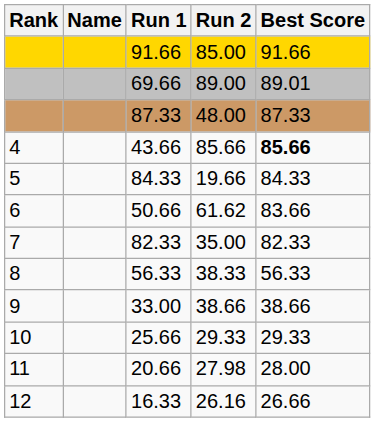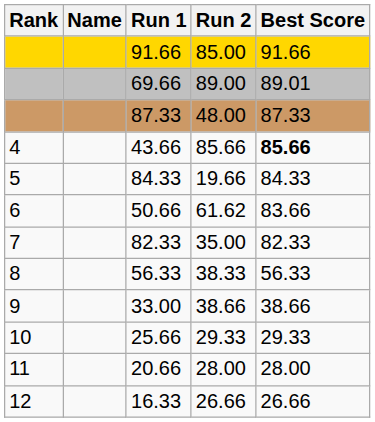(221, 369) 27.98 -> (221, 369) 28.00
(221, 400) 26.16 -> (221, 400) 26.66
